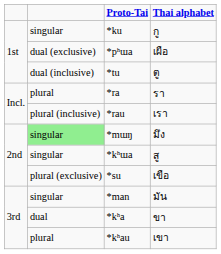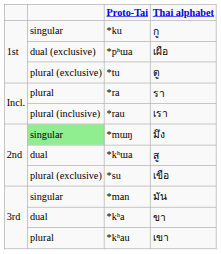(62, 72) dual (inclusive) -> (66, 72) plural (exclusive)
(46, 155) singular -> (39, 155) dual
